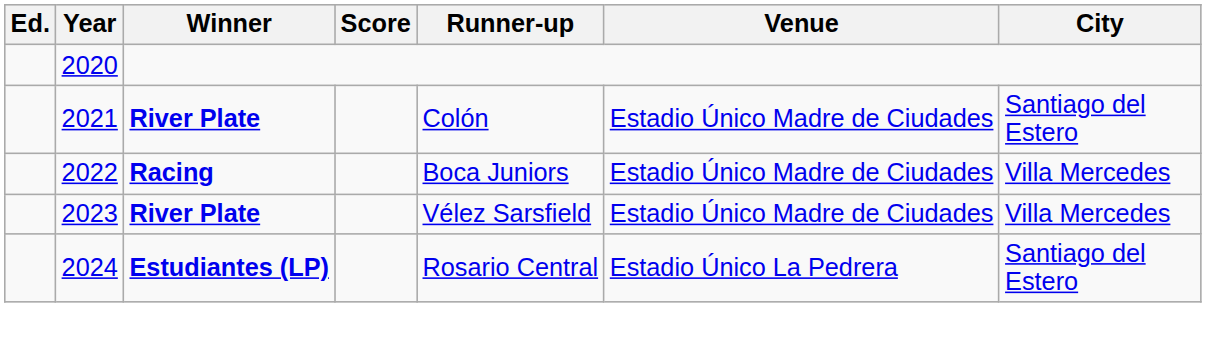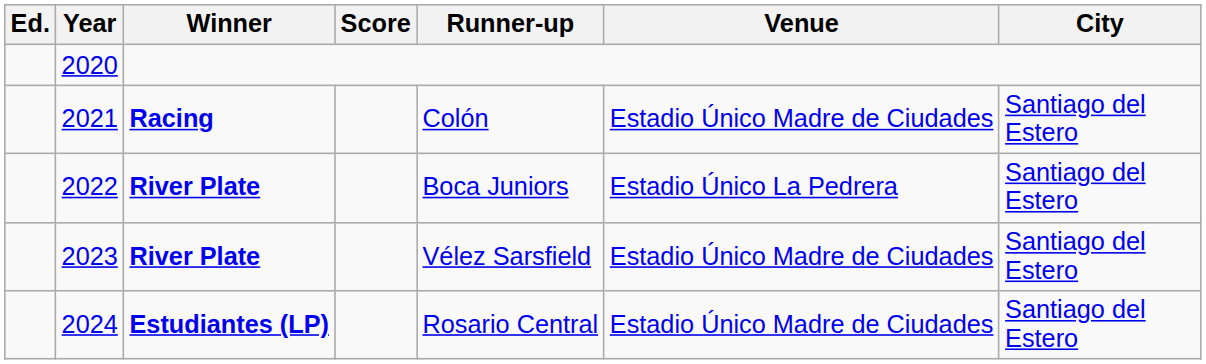(195, 118) River Plate -> (172, 118) Racing
(172, 173) Racing -> (195, 187) River Plate
(802, 173) Estadio Único Madre de Ciudades -> (754, 187) Estadio Único La Pedrera
(1088, 173) Villa Mercedes -> (1075, 187) Santiago del Estero
(1088, 213) Villa Mercedes -> (1075, 256) Santiago del Estero
(754, 267) Estadio Único La Pedrera -> (802, 324) Estadio Único Madre de Ciudades
